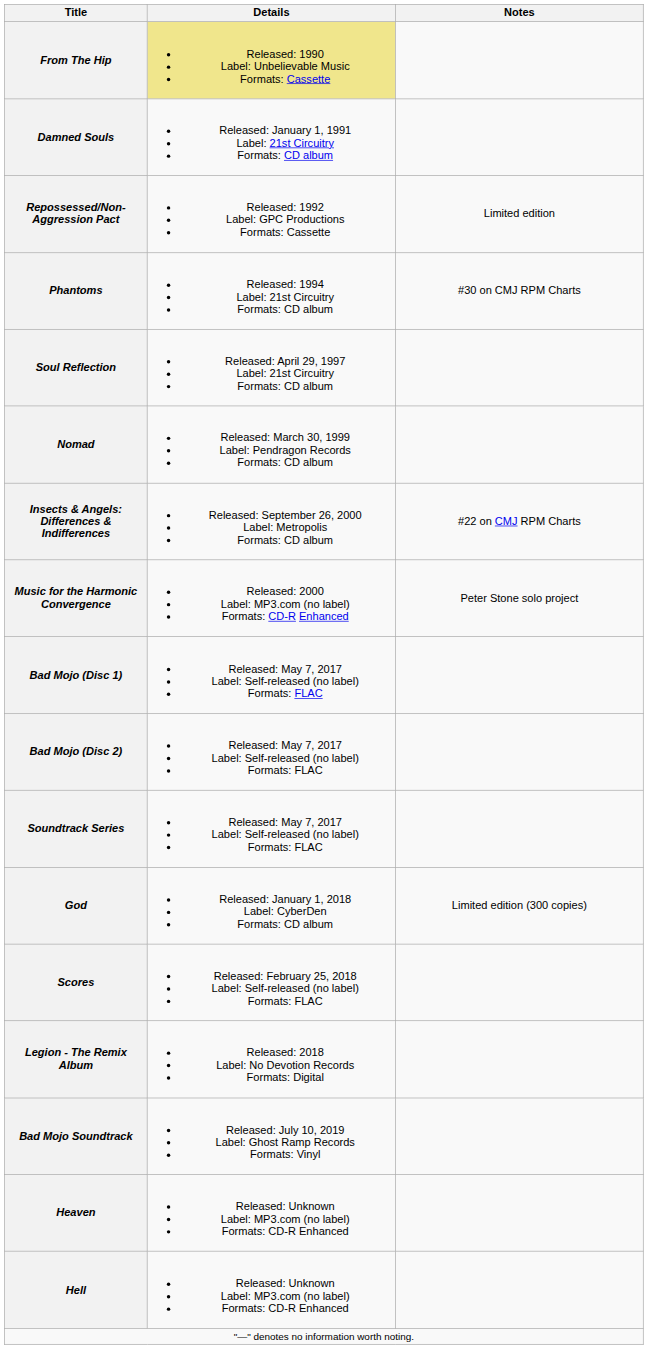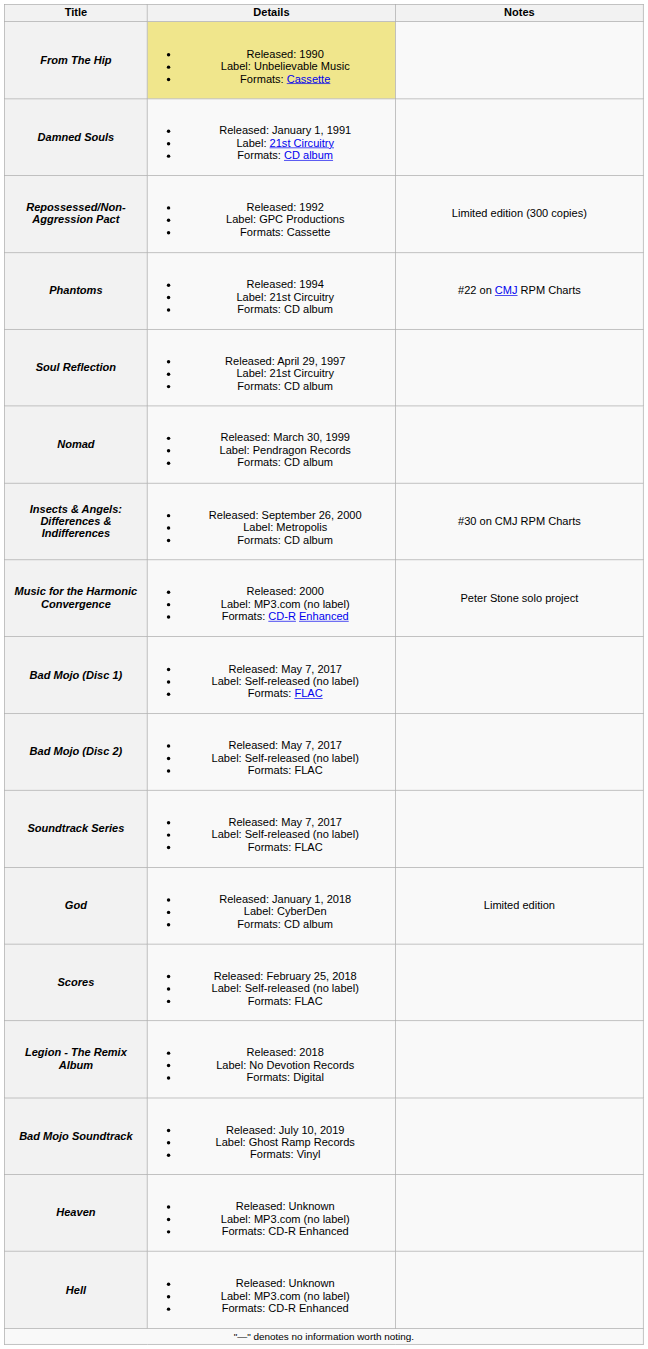(519, 214) Limited edition -> (519, 214) Limited edition (300 copies)
(519, 290) #30 on CMJ RPM Charts -> (519, 290) #22 on CMJ RPM Charts
(519, 521) #22 on CMJ RPM Charts -> (519, 521) #30 on CMJ RPM Charts
(519, 905) Limited edition (300 copies) -> (519, 905) Limited edition
